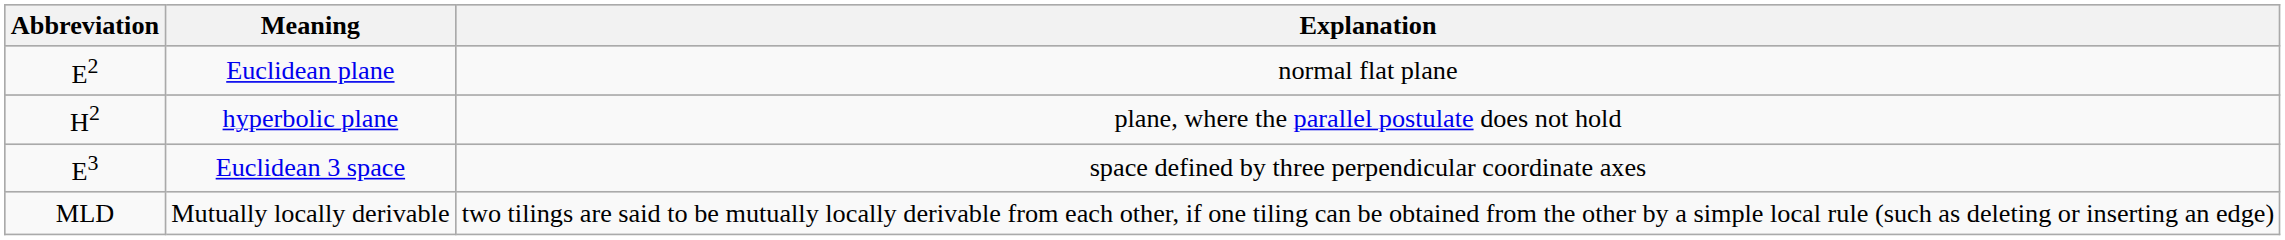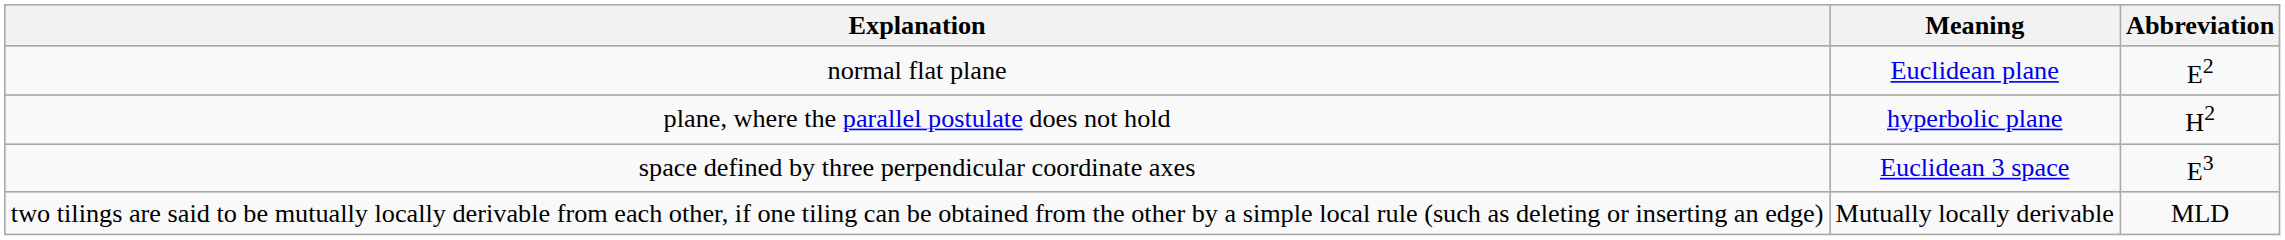columns swapped: (85, 25) <-> (1368, 25)
